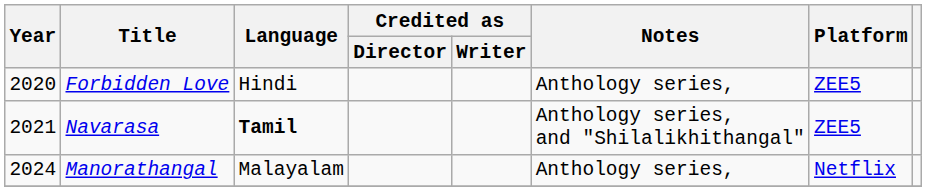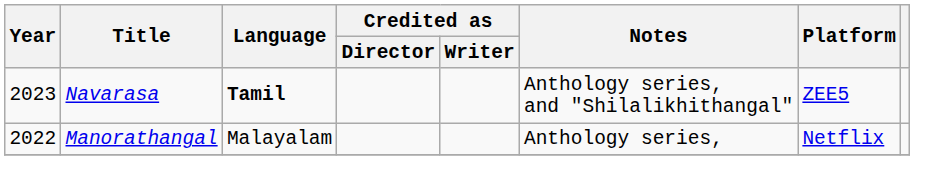- row: (147, 84)
(33, 127) 2021 -> (33, 95) 2023
(33, 170) 2024 -> (33, 138) 2022
